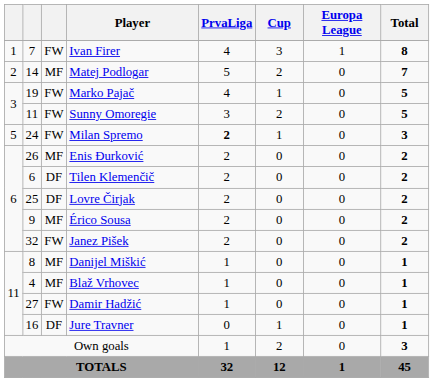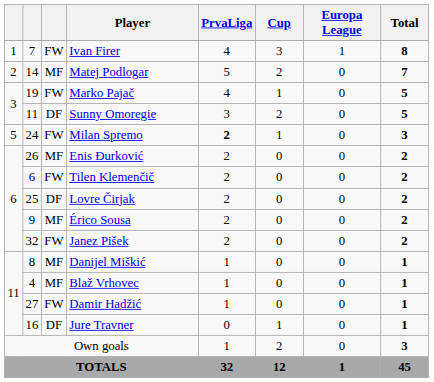(54, 114) FW -> (54, 114) DF
(54, 177) DF -> (54, 177) FW
